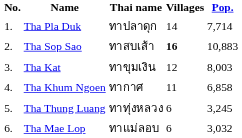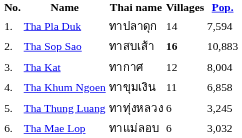(220, 25) 7,714 -> (220, 25) 7,594
(132, 67) ทาขุมเงิน -> (126, 67) ทากาศ
(220, 66) 8,003 -> (220, 66) 8,004
(126, 87) ทากาศ -> (132, 87) ทาขุมเงิน
